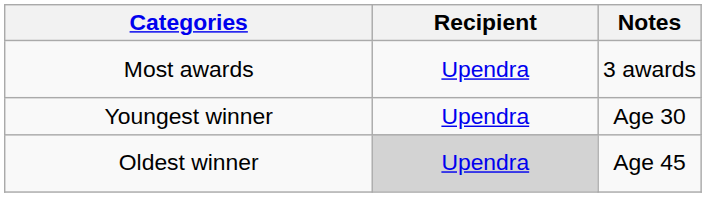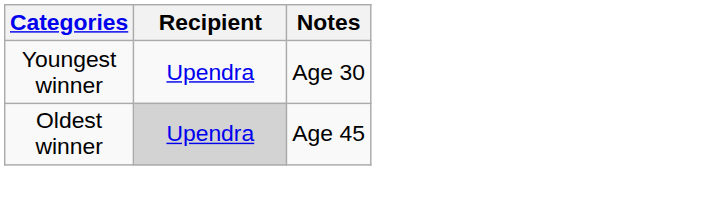- row: (189, 69)
